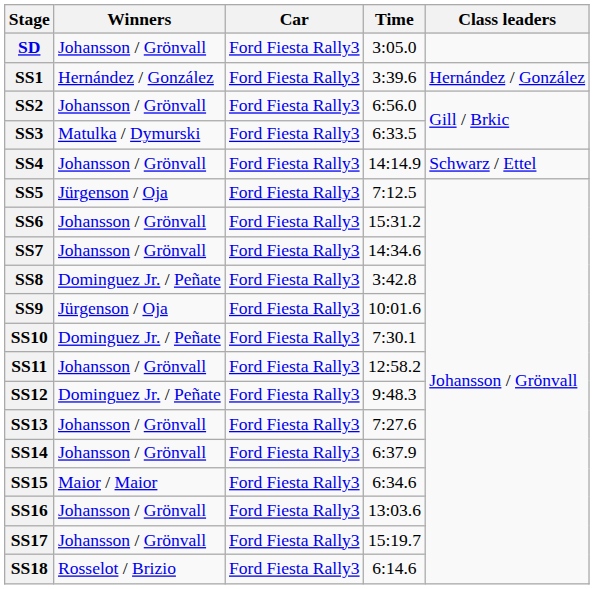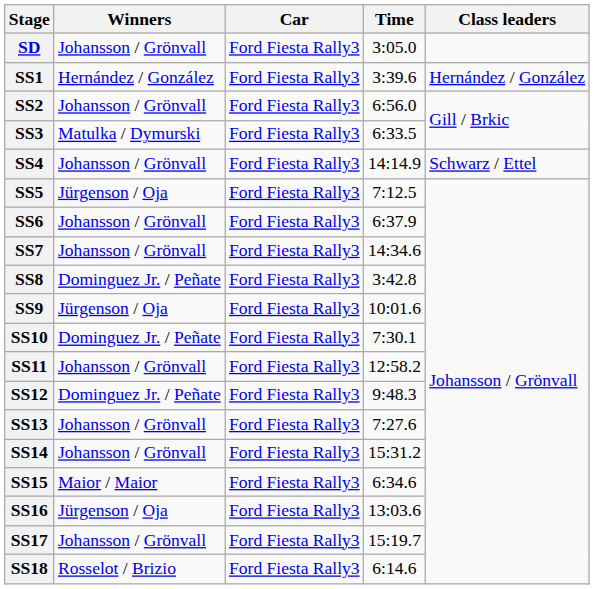(394, 221) 15:31.2 -> (394, 221) 6:37.9
(394, 452) 6:37.9 -> (394, 452) 15:31.2
(132, 510) Johansson / Grönvall -> (113, 510) Jürgenson / Oja
